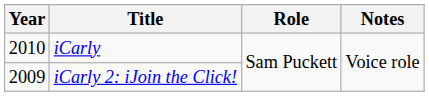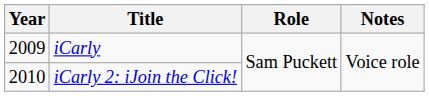(27, 47) 2010 -> (27, 47) 2009
(27, 76) 2009 -> (27, 76) 2010
